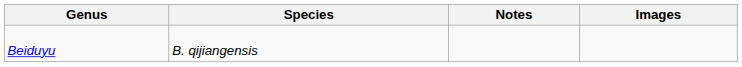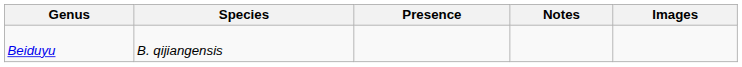+ column: (432, 15)
